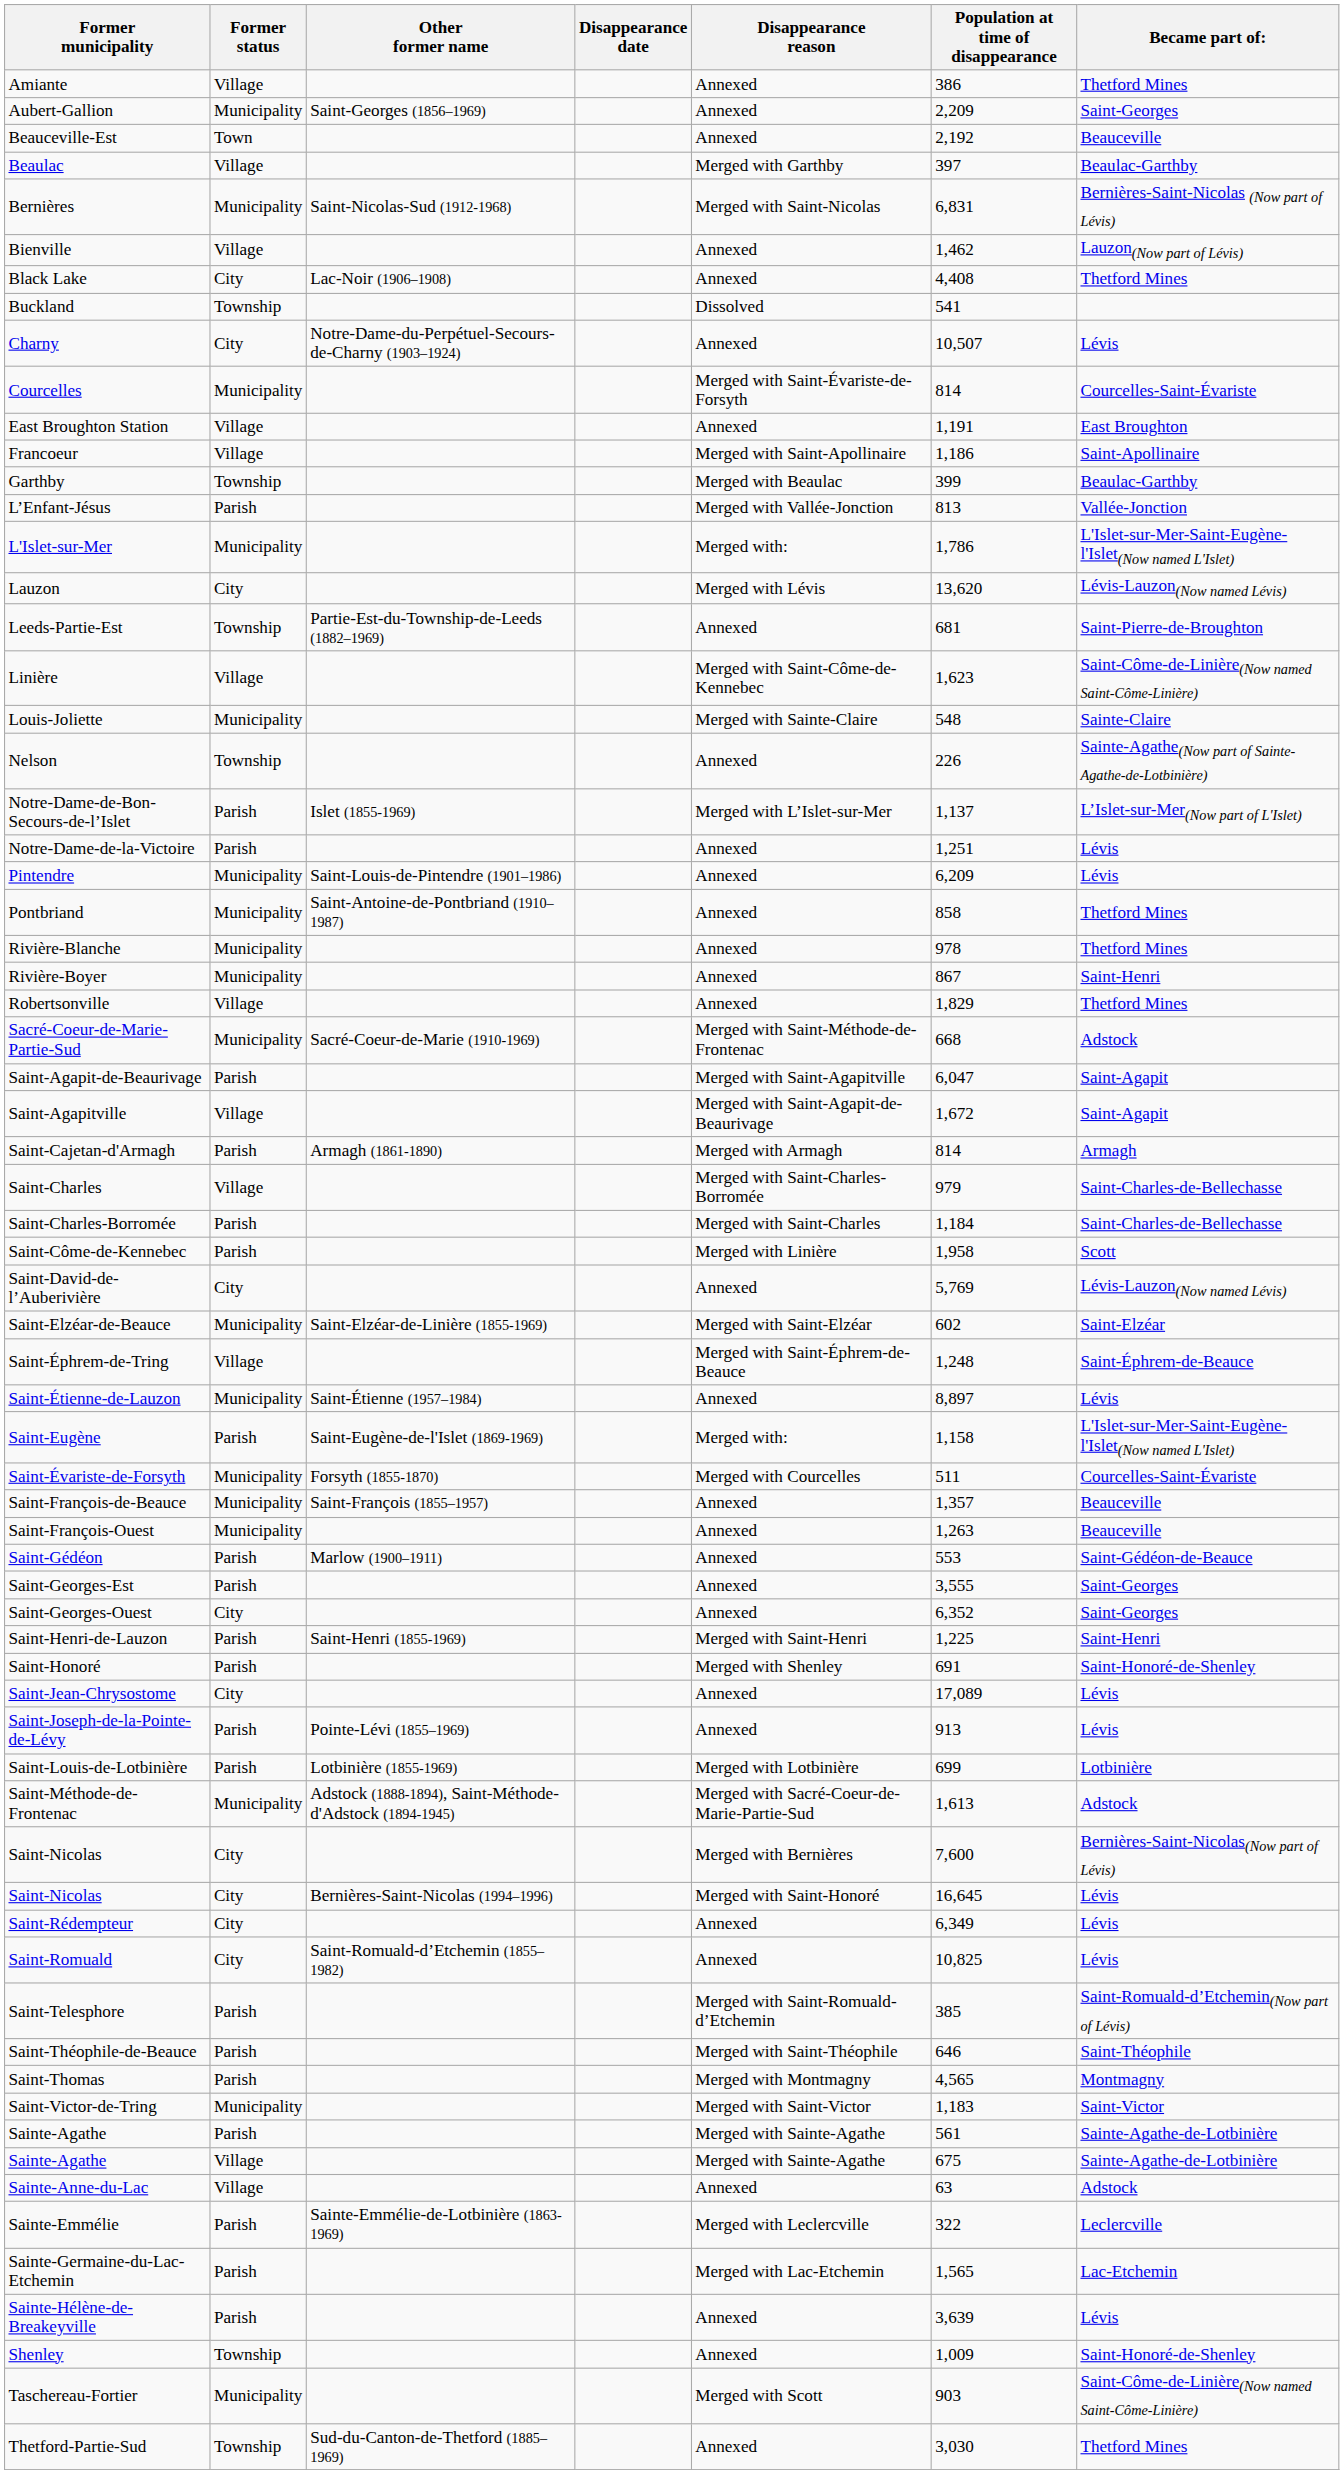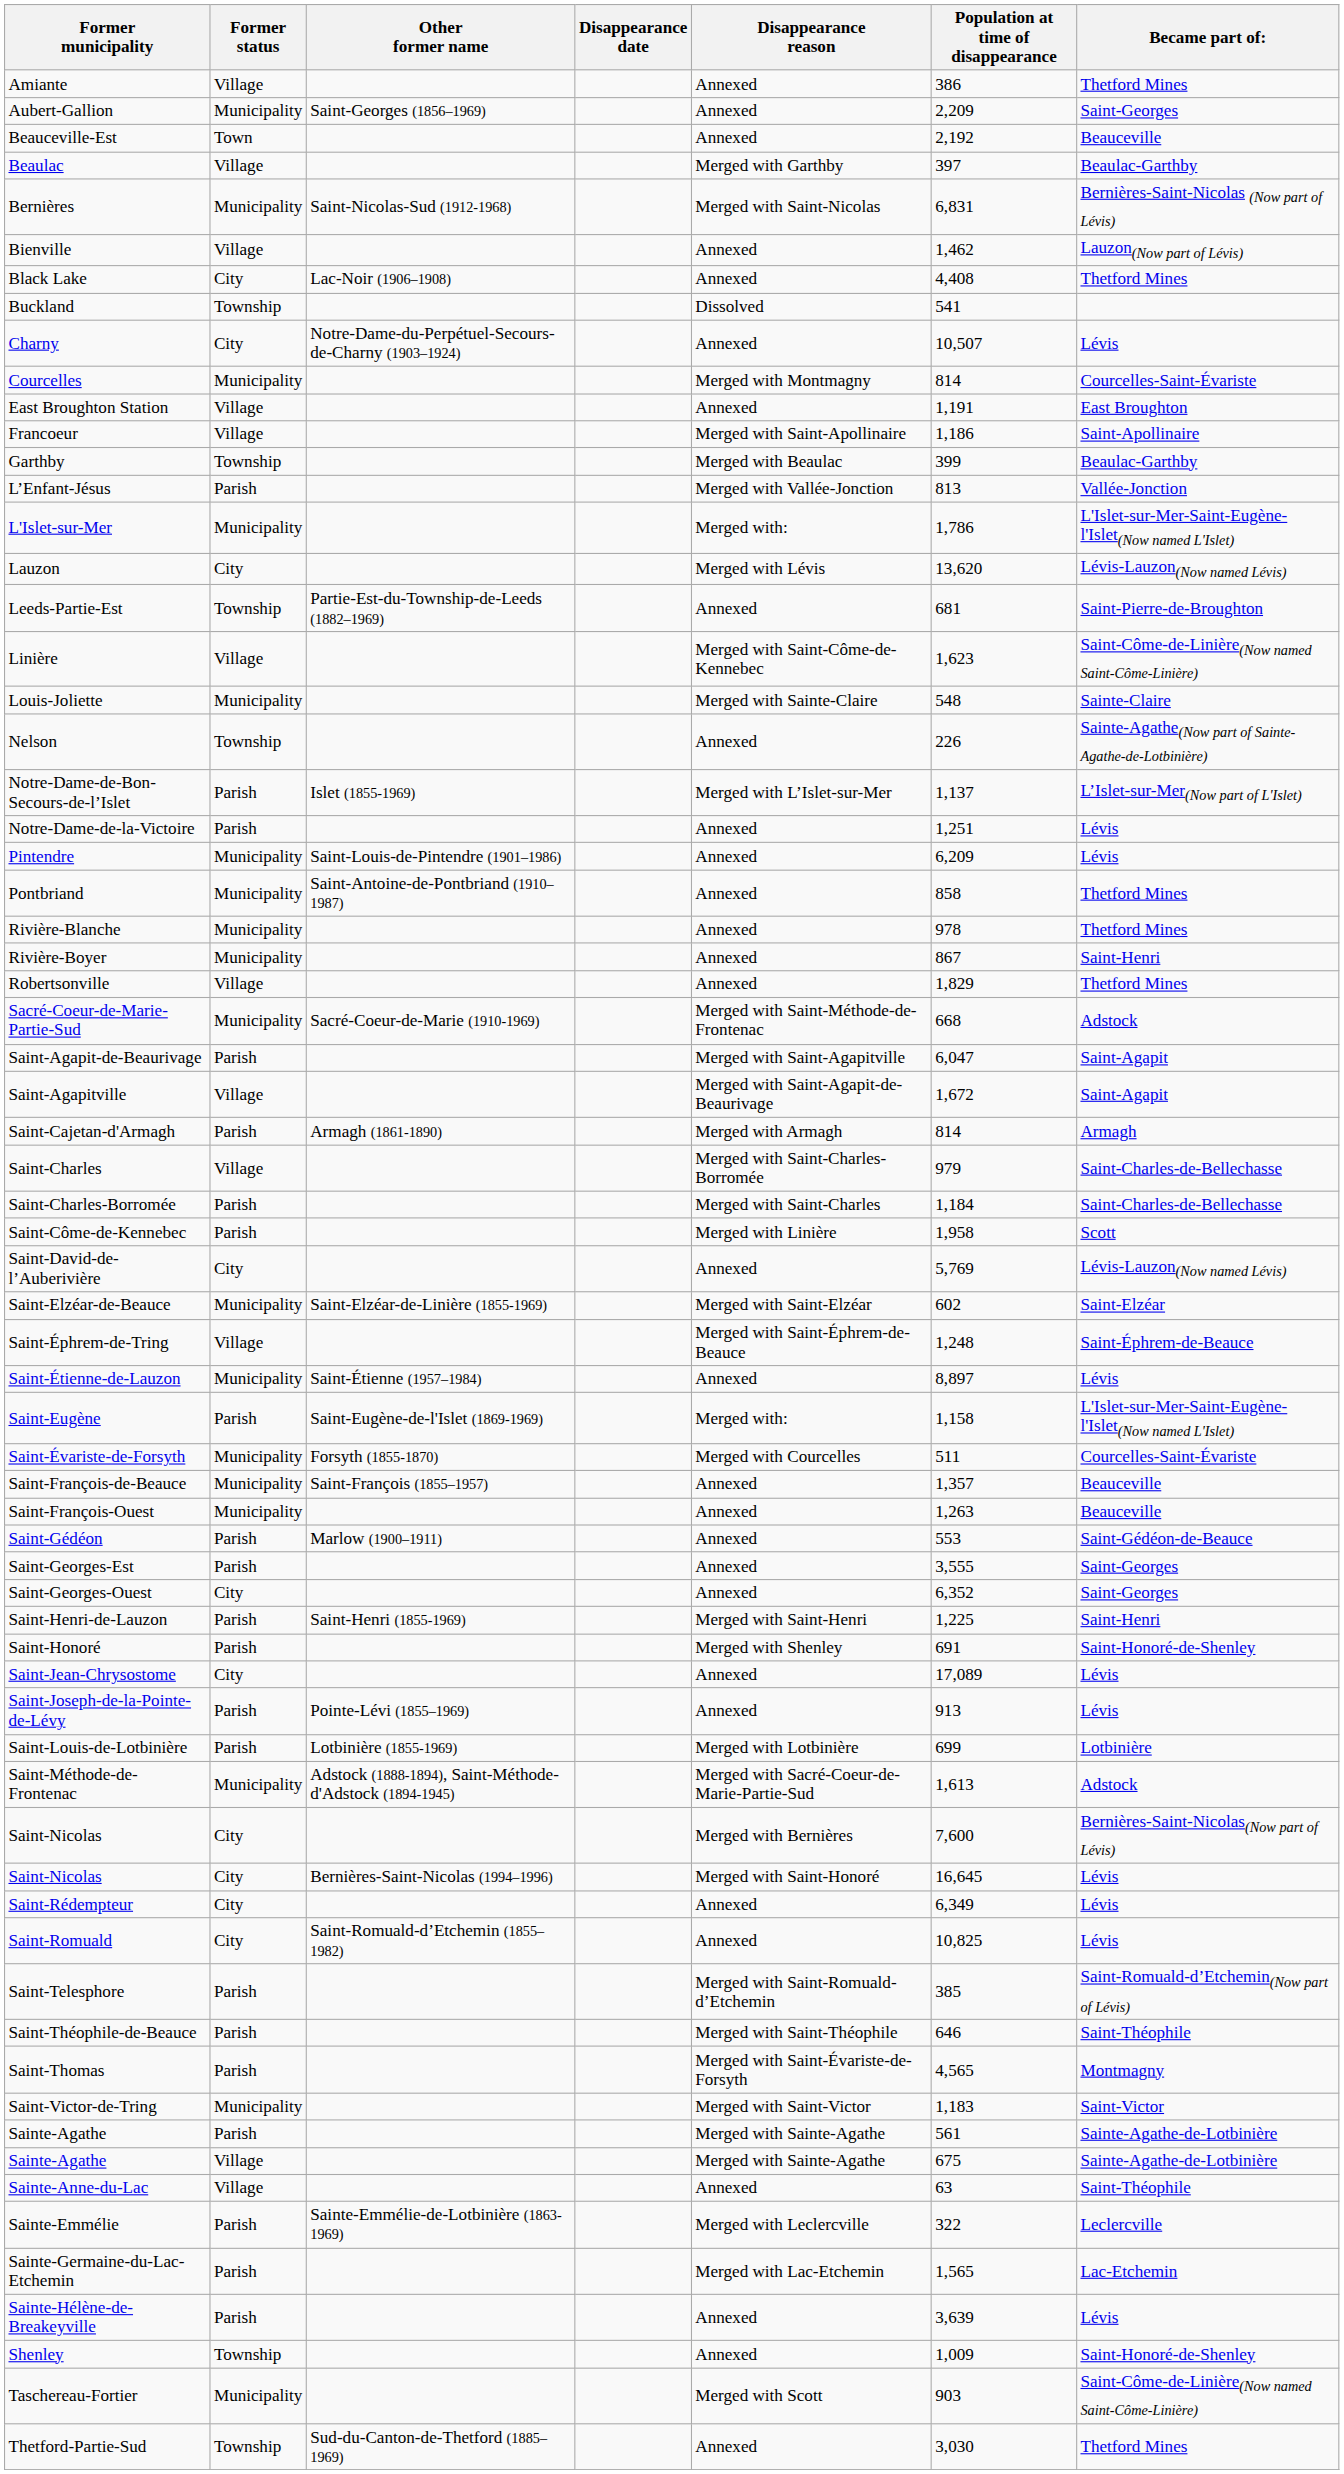(804, 389) Merged with Saint-Évariste-de-Forsyth -> (783, 380) Merged with Montmagny
(783, 2079) Merged with Montmagny -> (804, 2069) Merged with Saint-Évariste-de-Forsyth
(1109, 2187) Adstock -> (1136, 2187) Saint-Théophile
